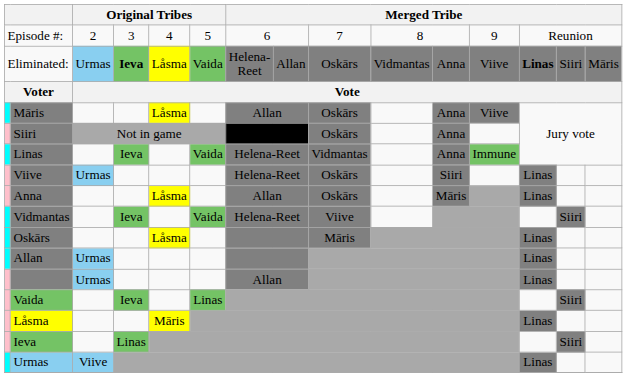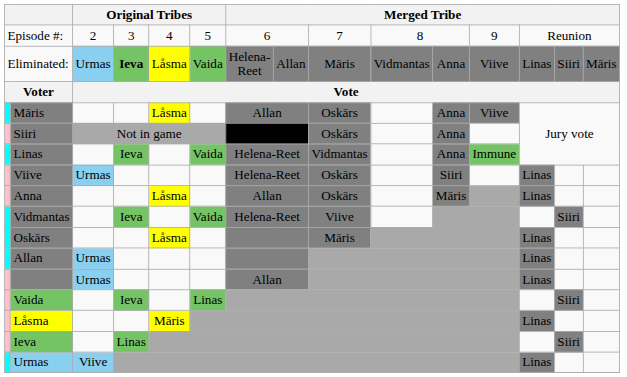(340, 63) Oskārs -> (340, 63) Māris
(538, 63) bold -> (537, 63) normal
